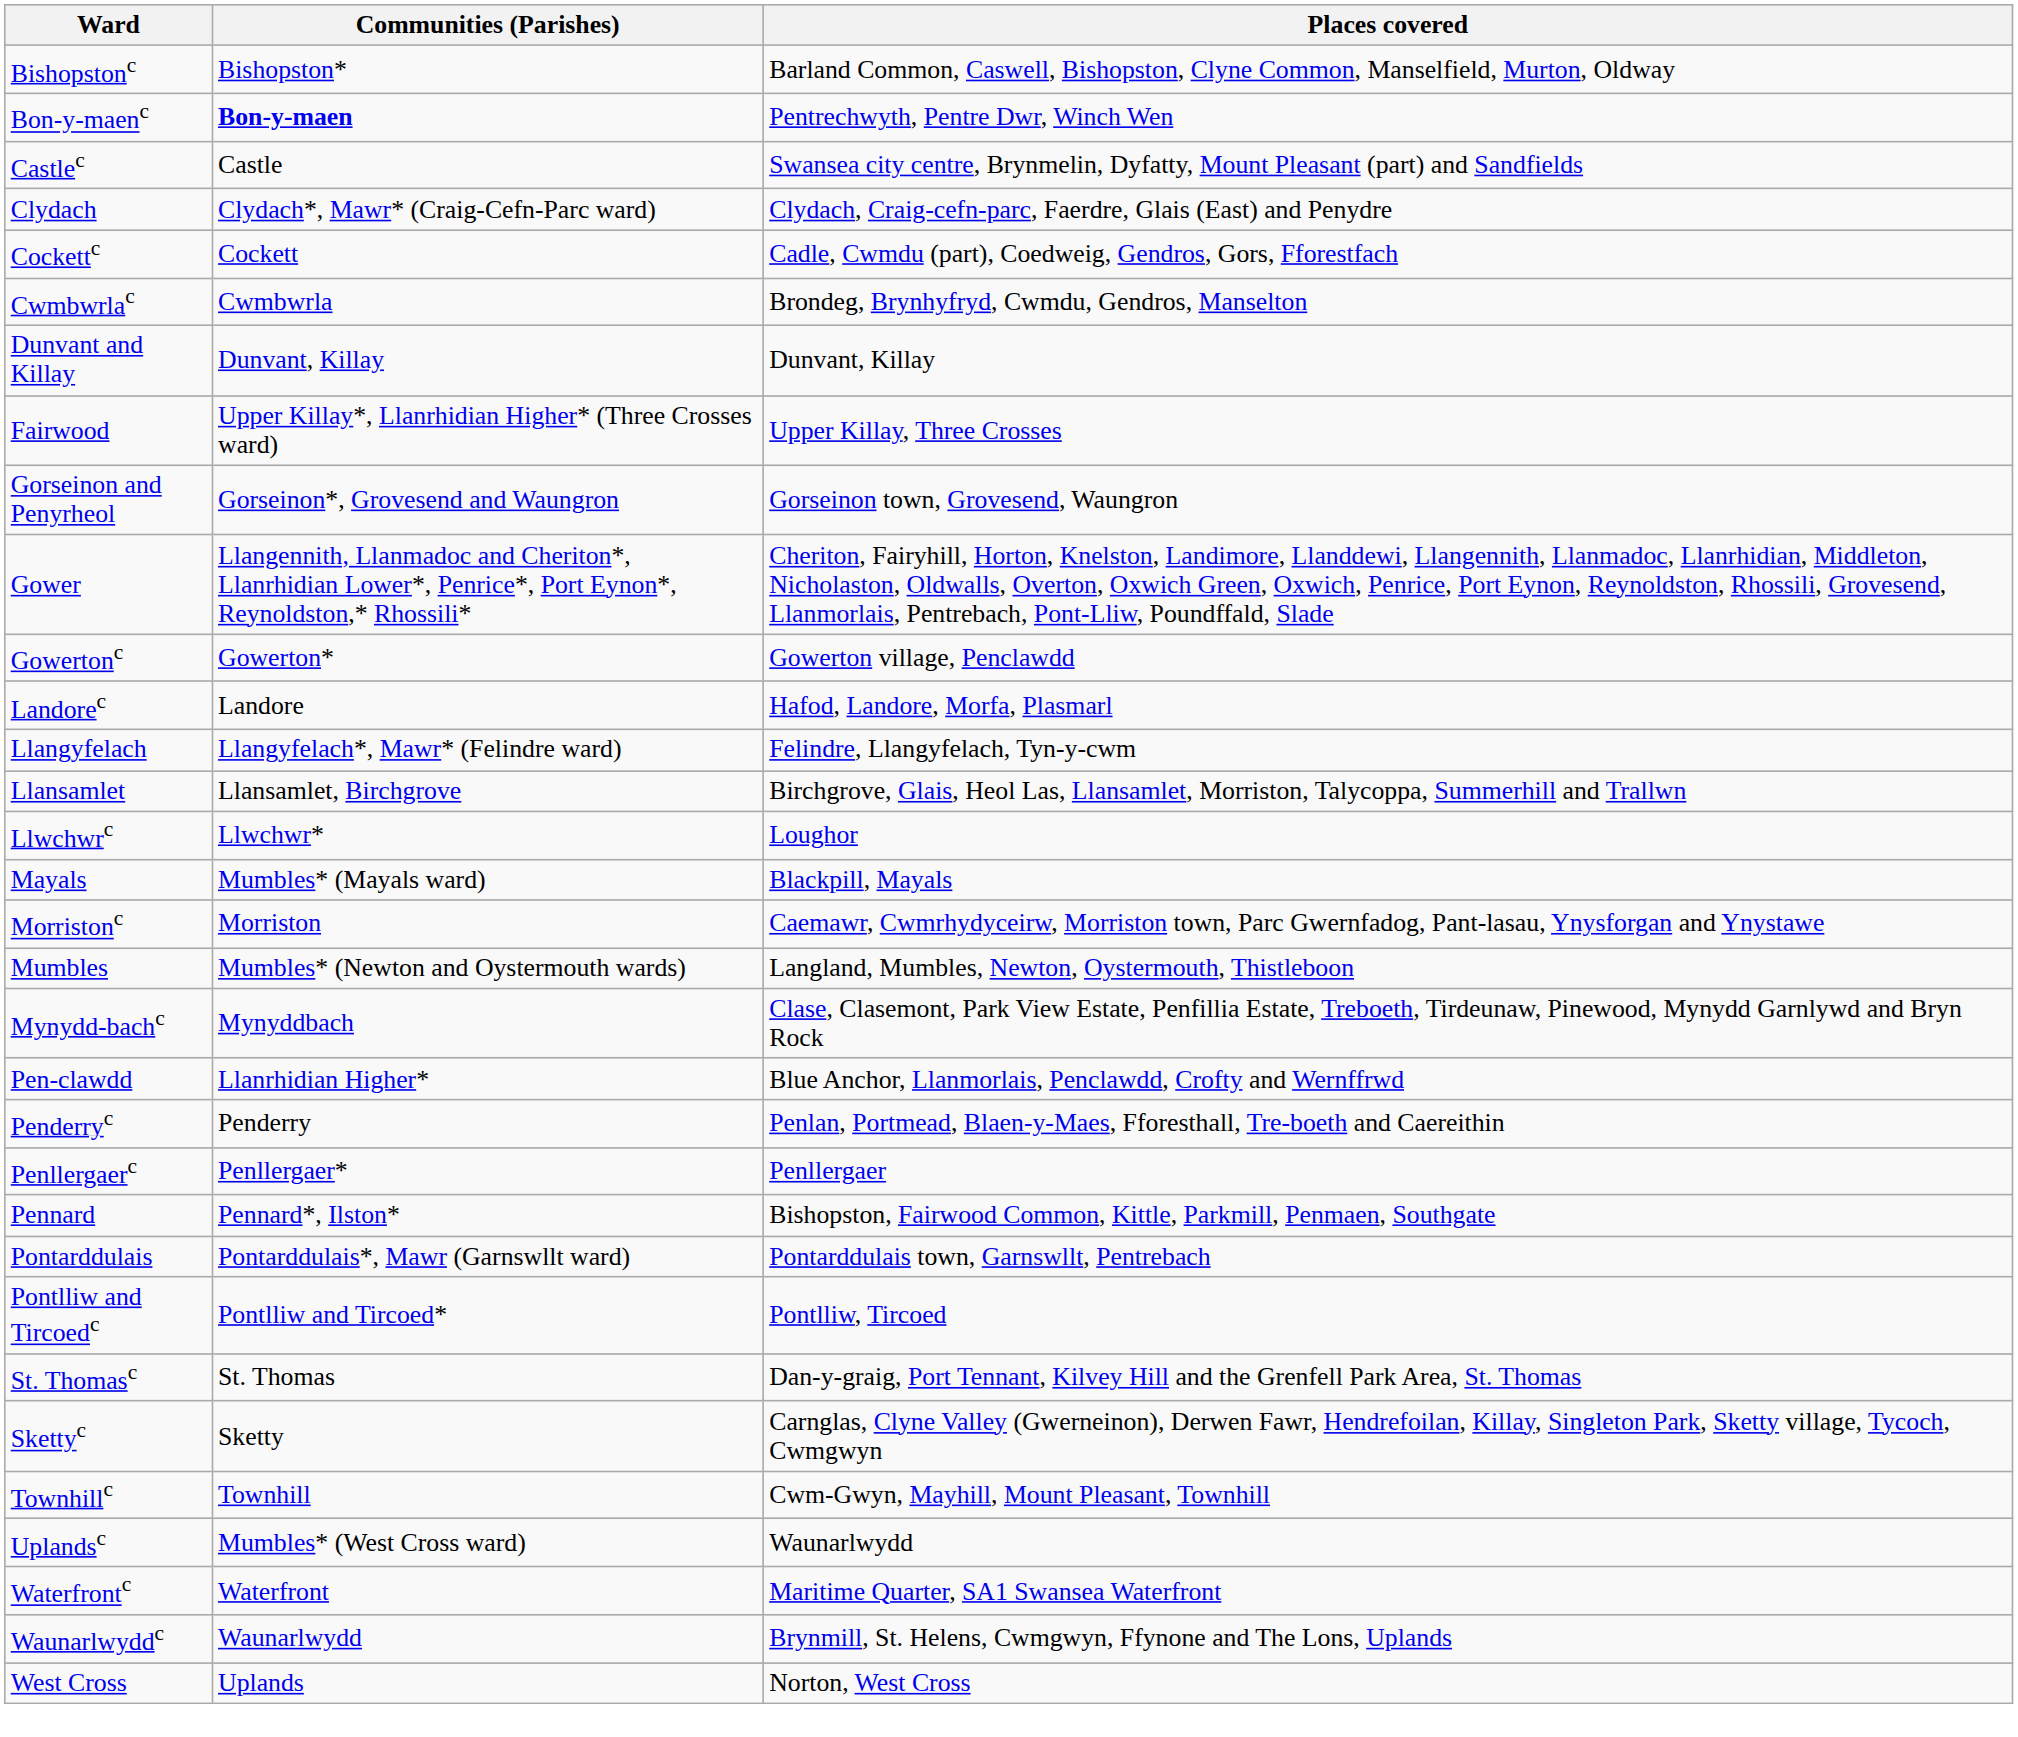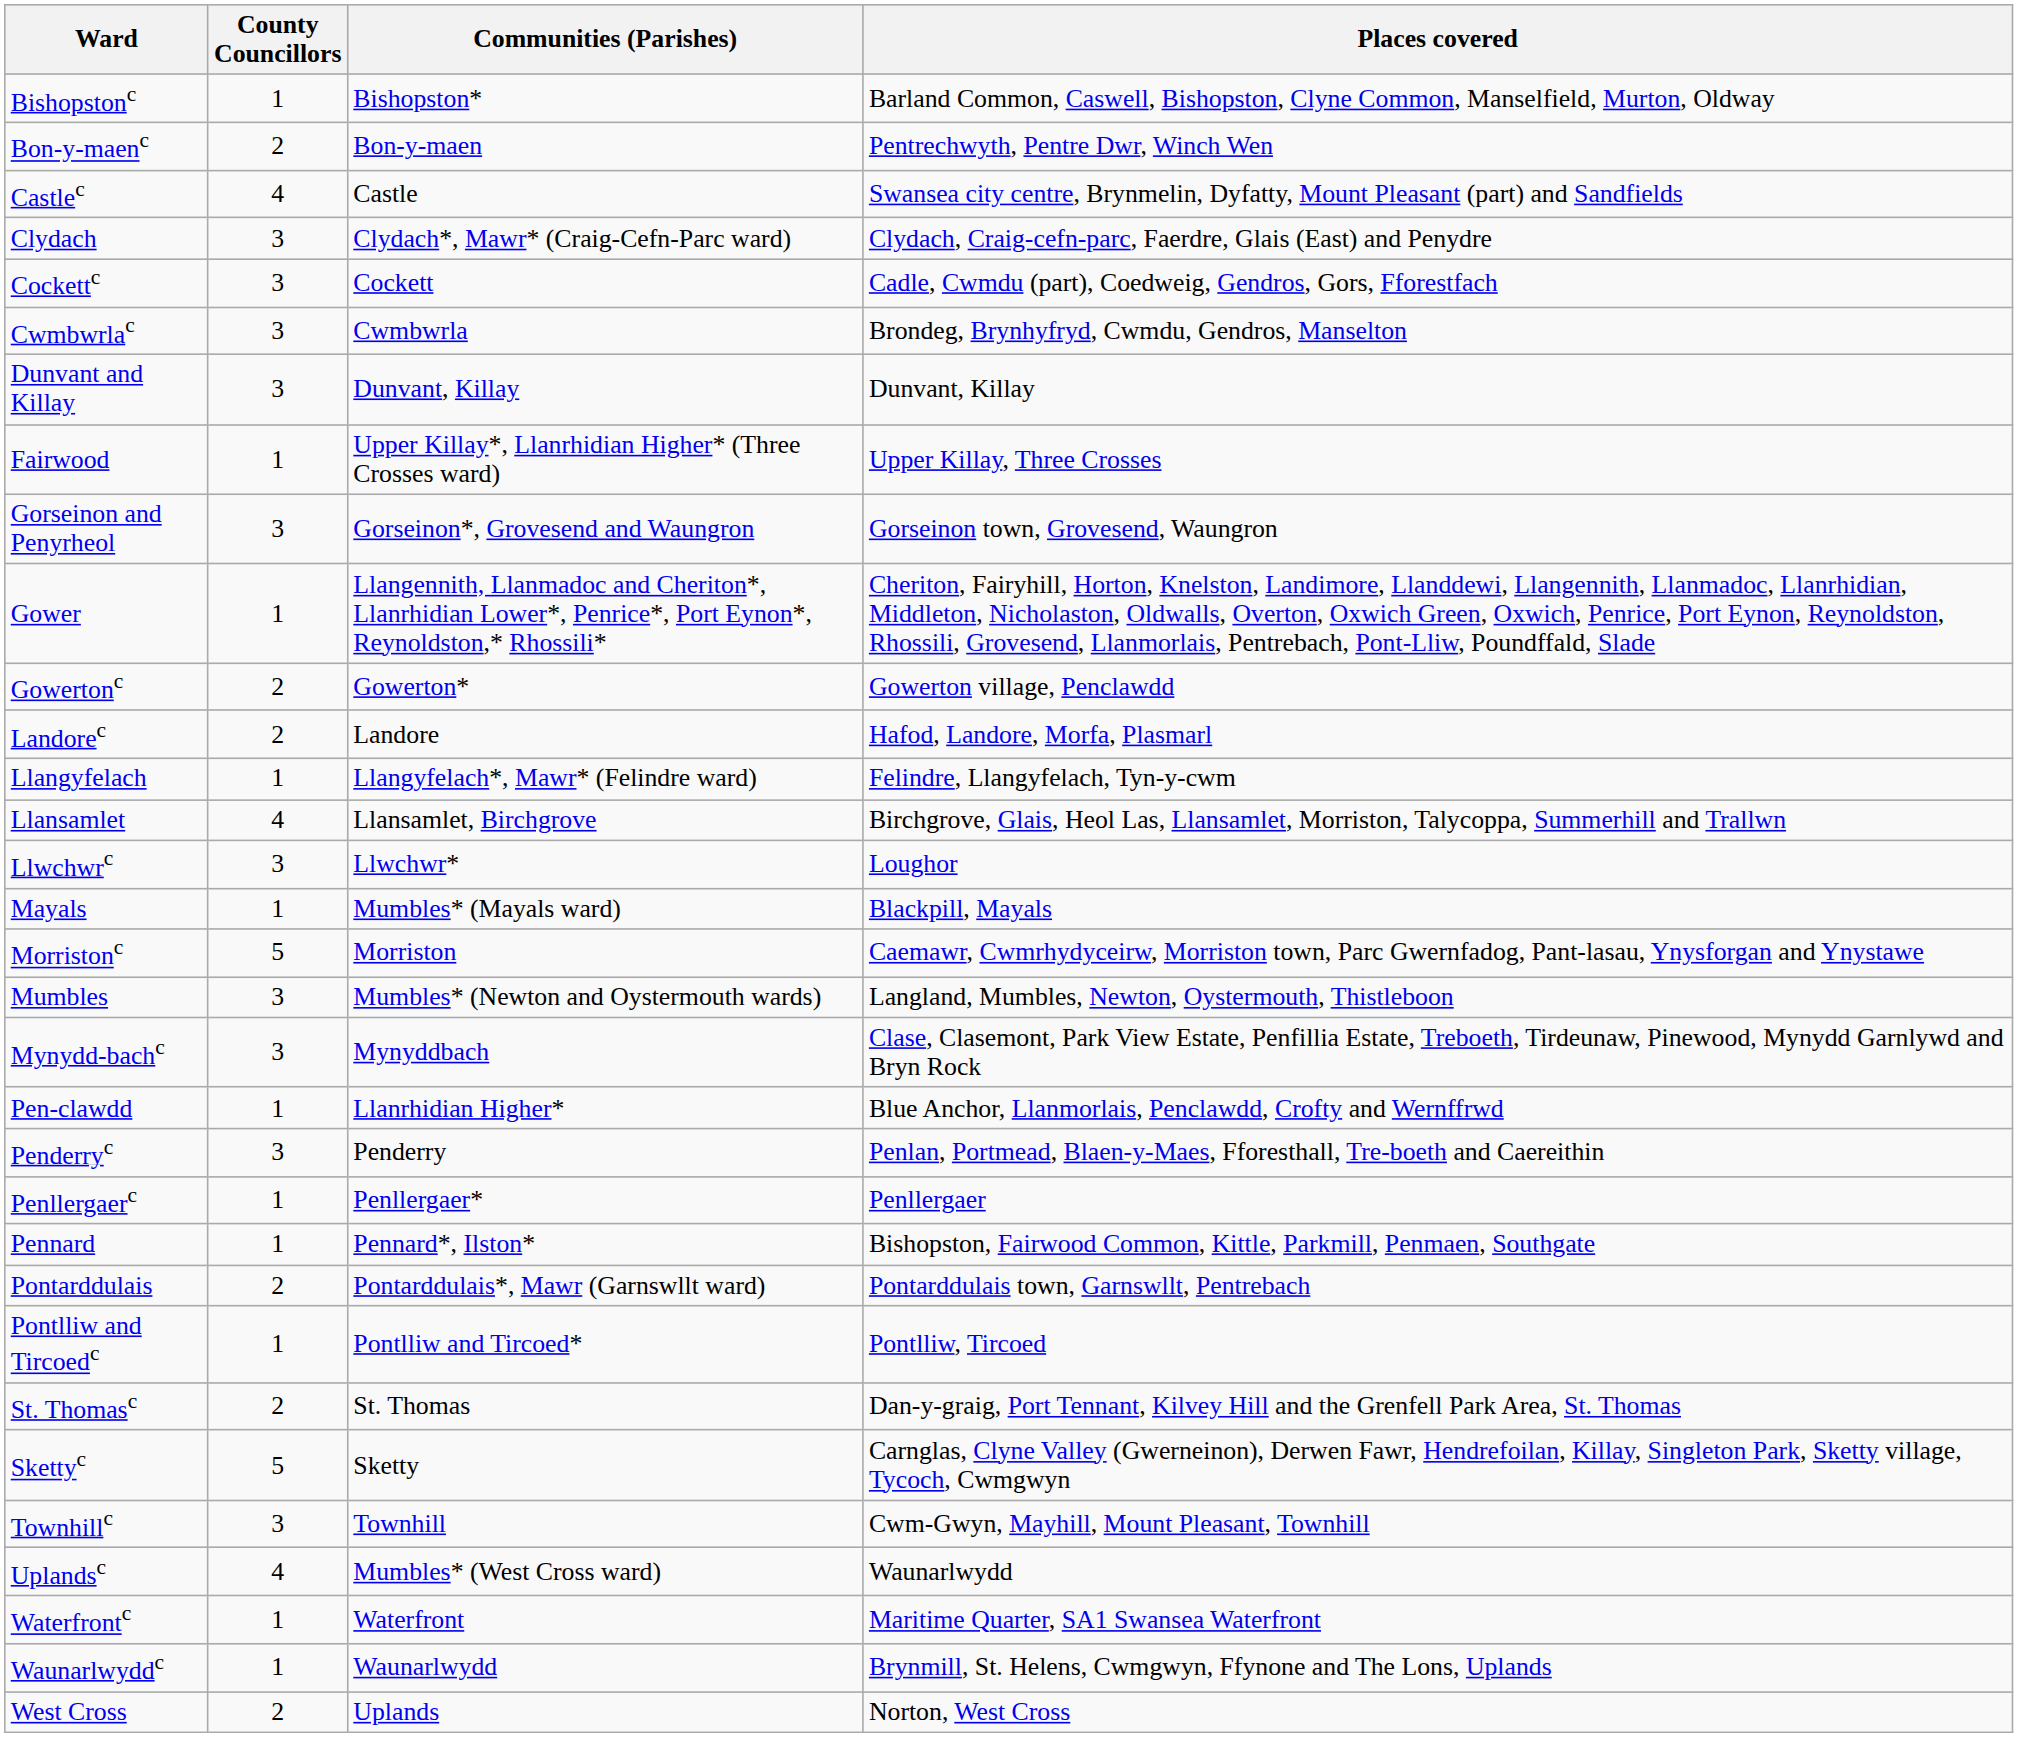+ column: (278, 39)
(285, 117) bold -> (418, 146) normal
